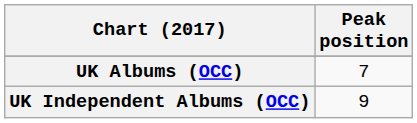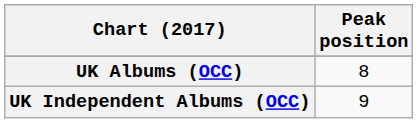(364, 72) 7 -> (364, 72) 8
